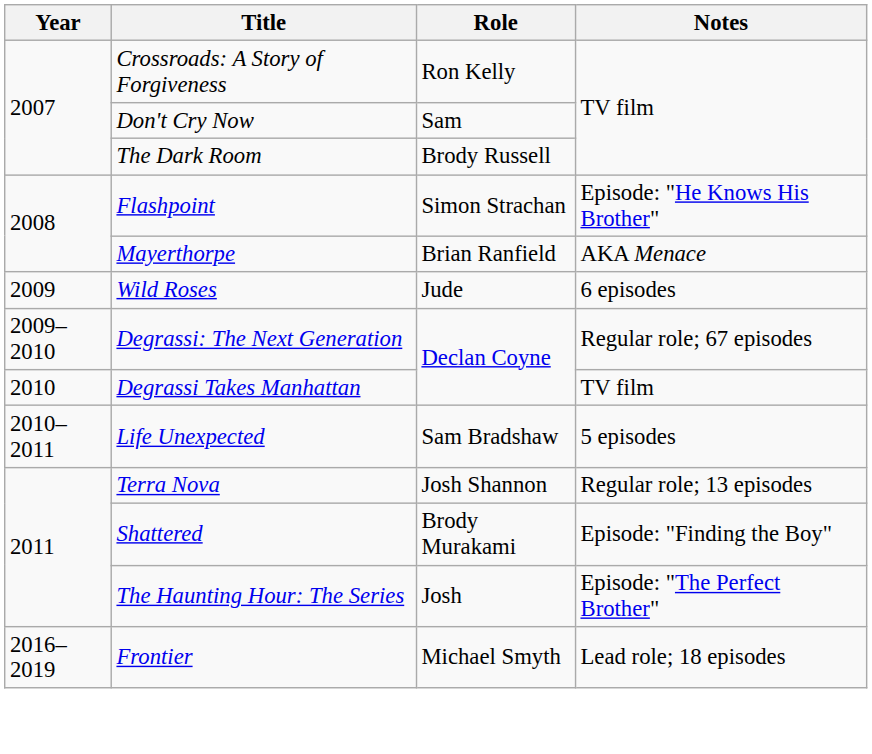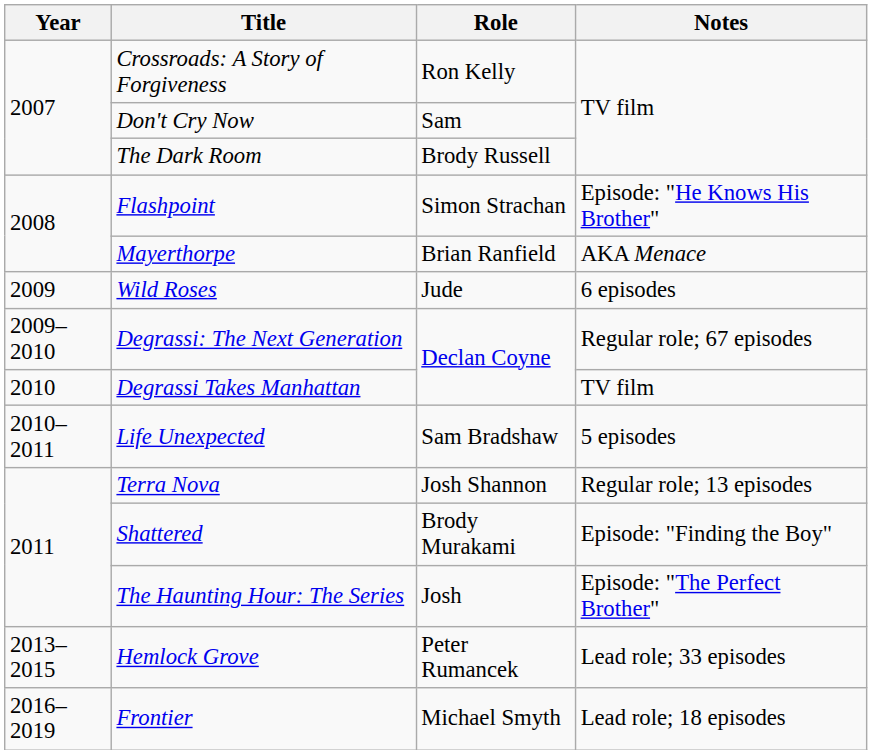+ row: (188, 657)
